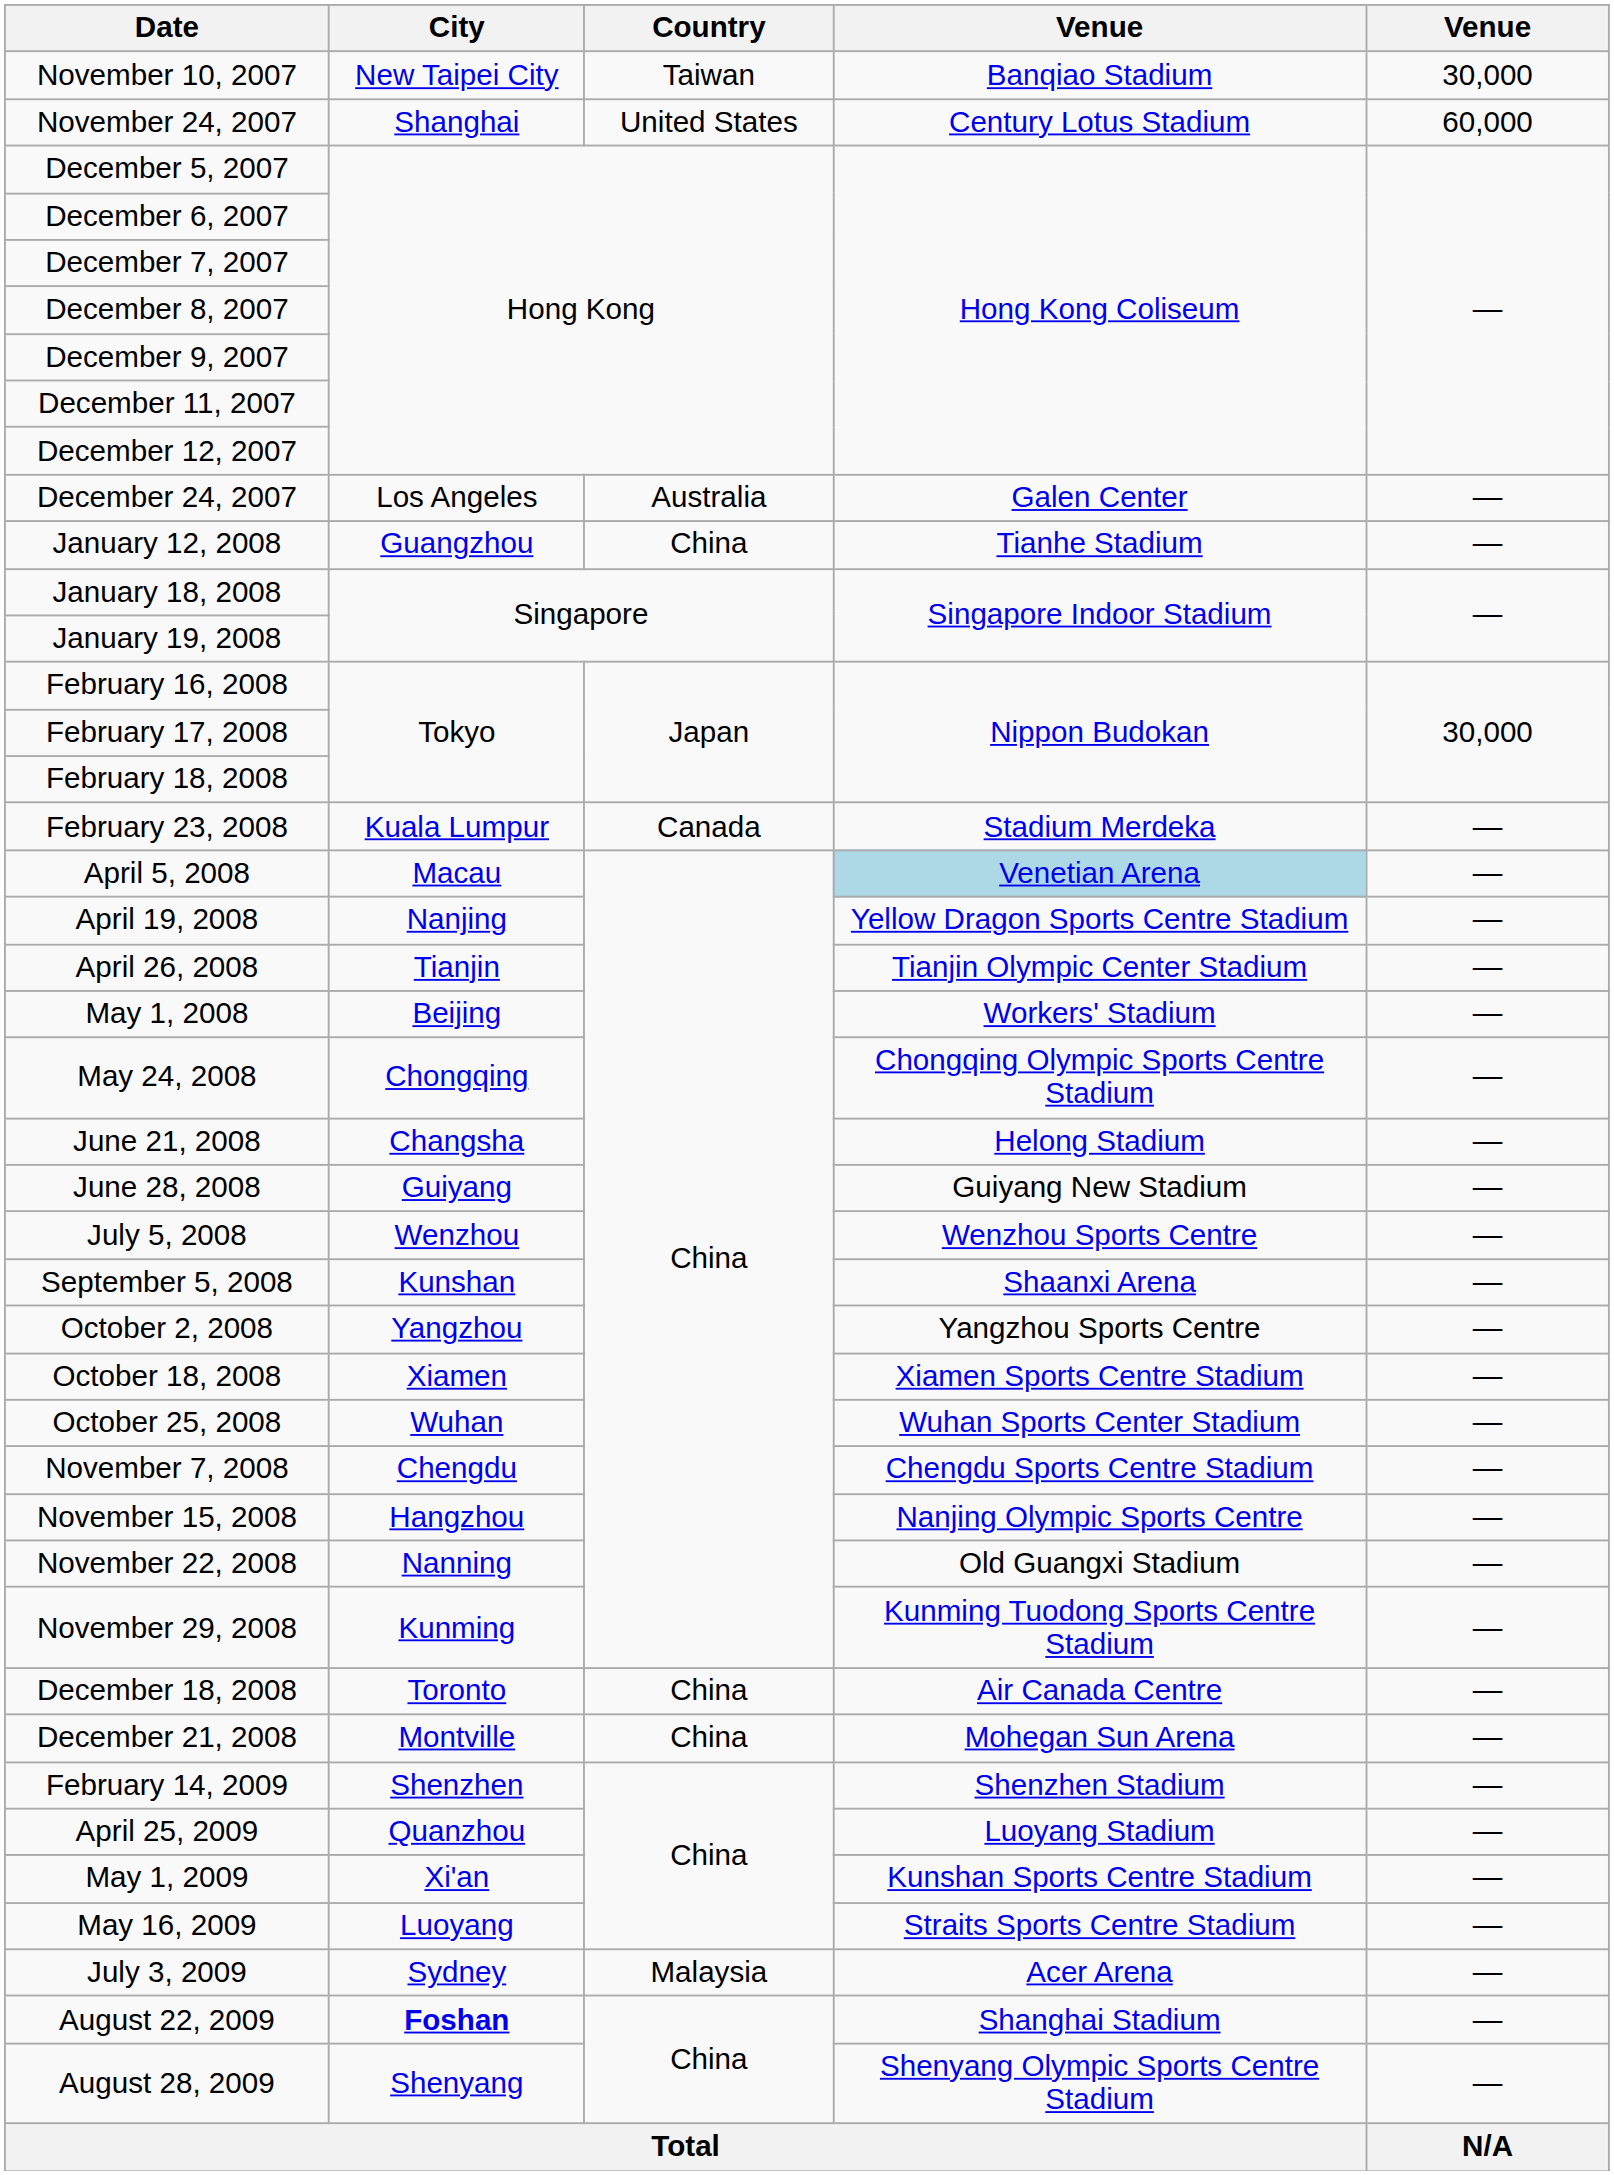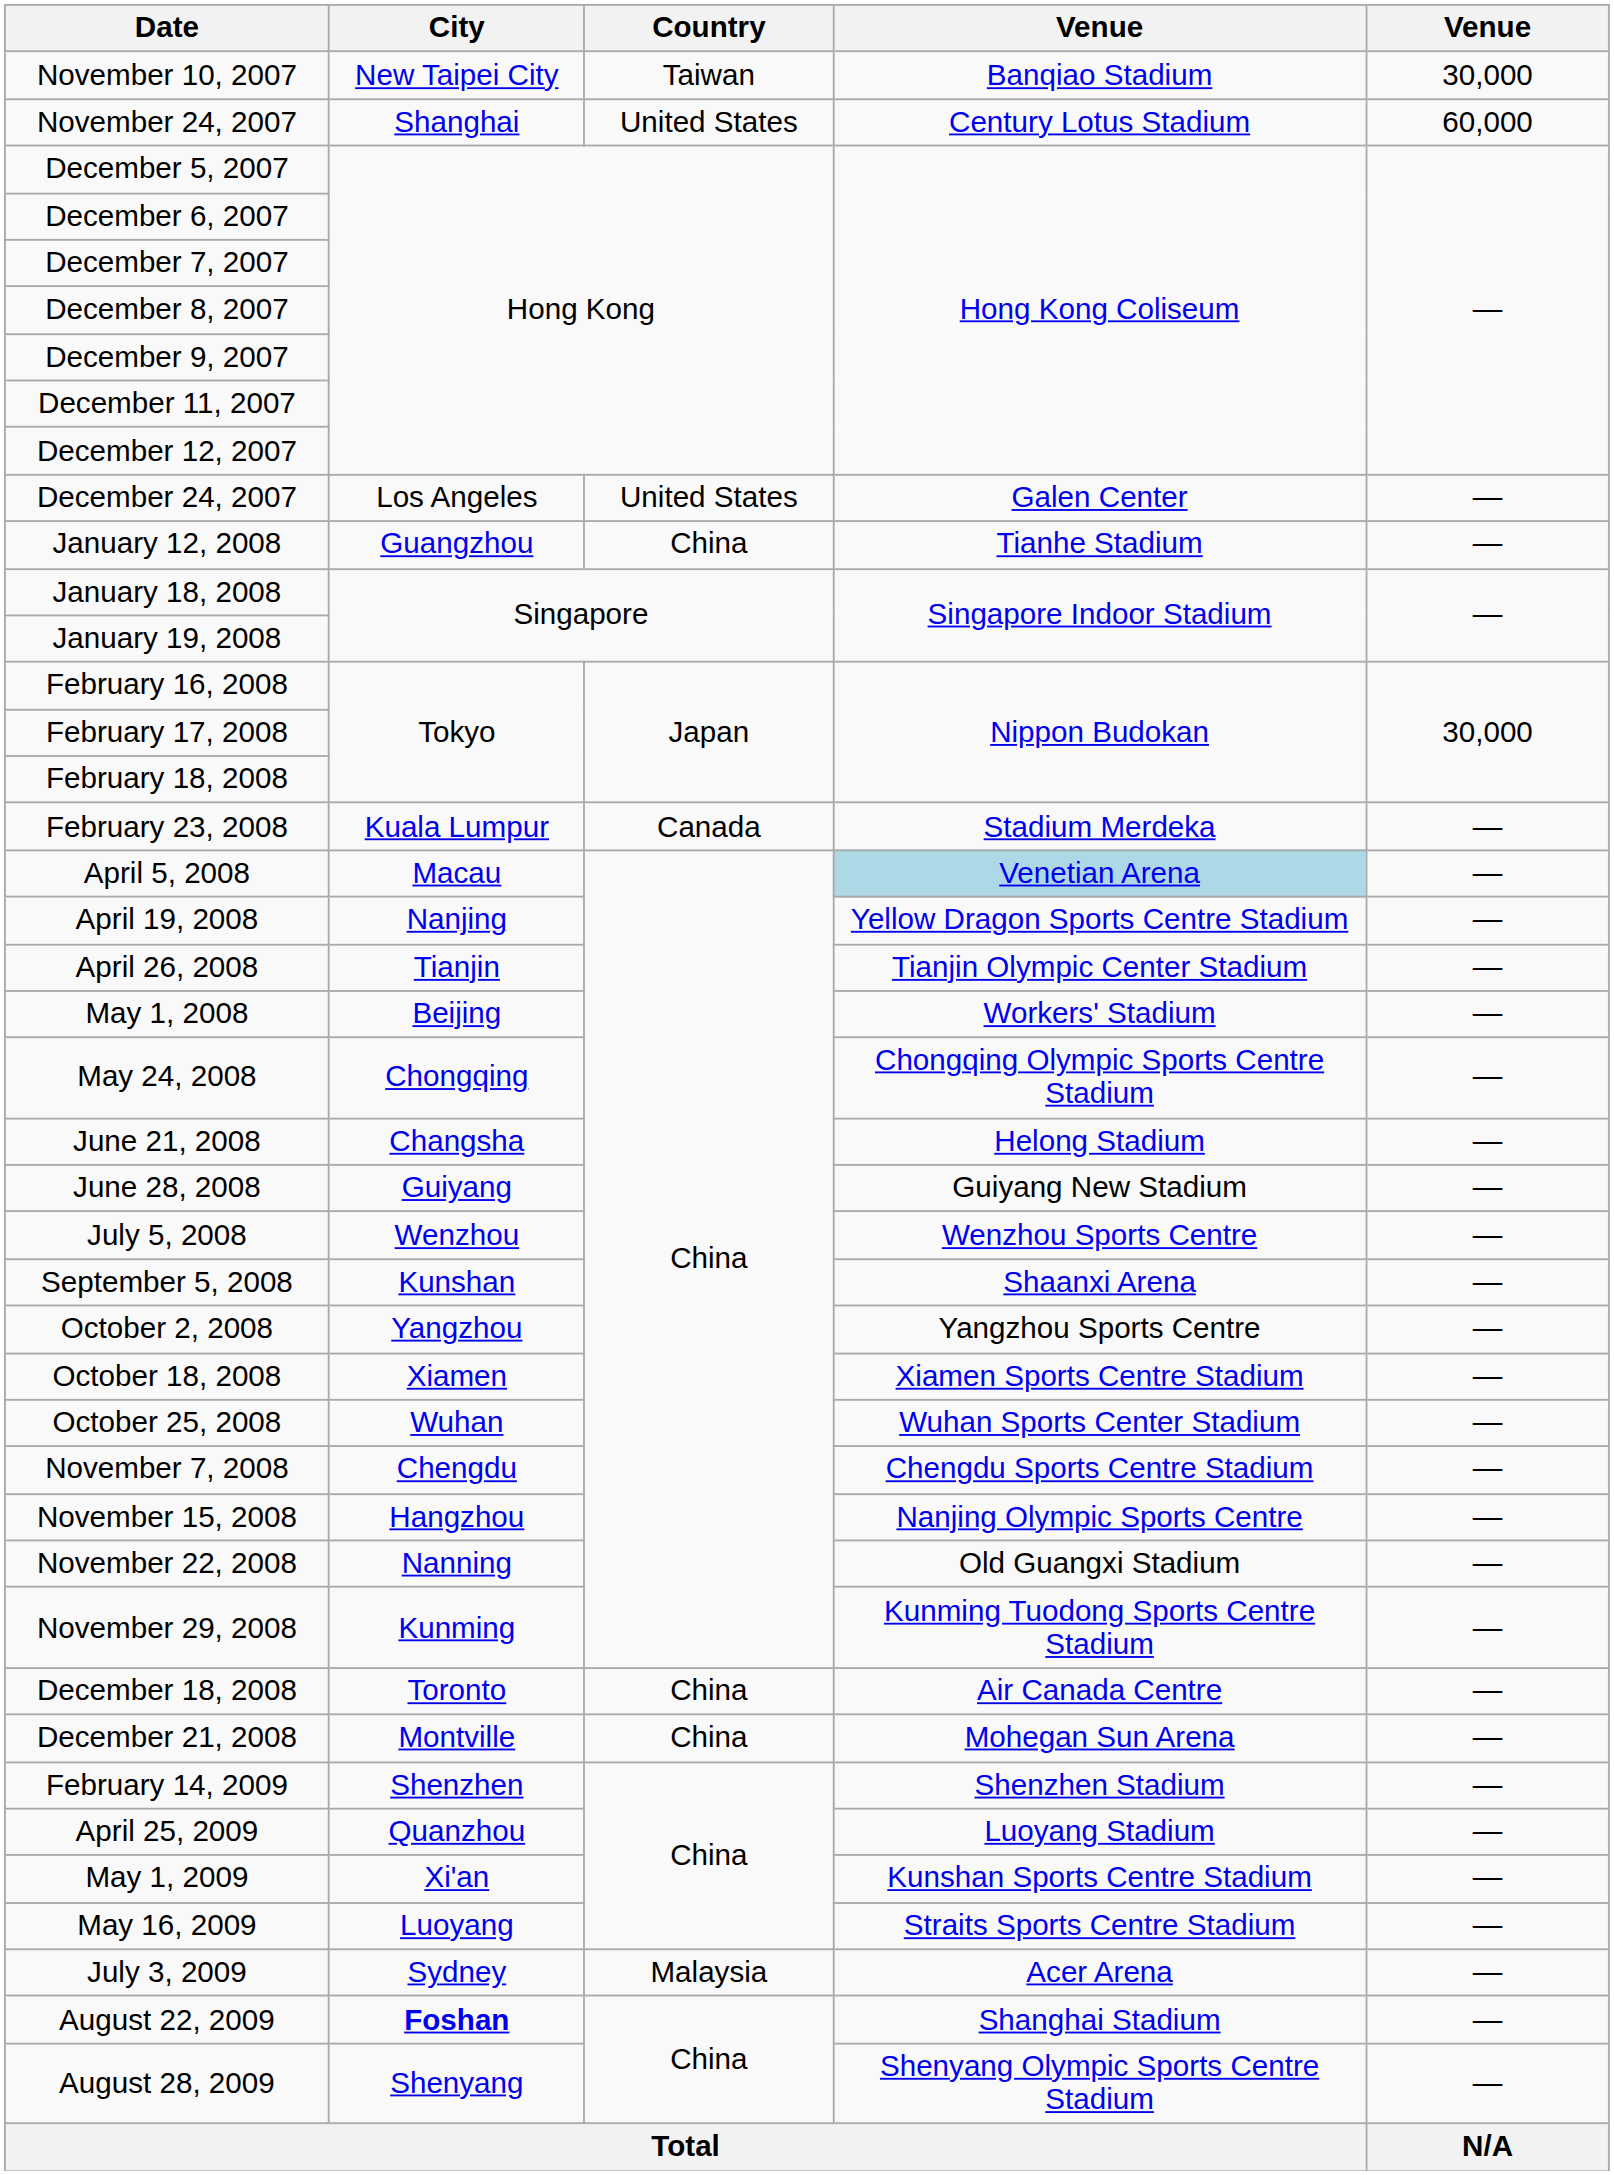(709, 497) Australia -> (709, 497) United States
